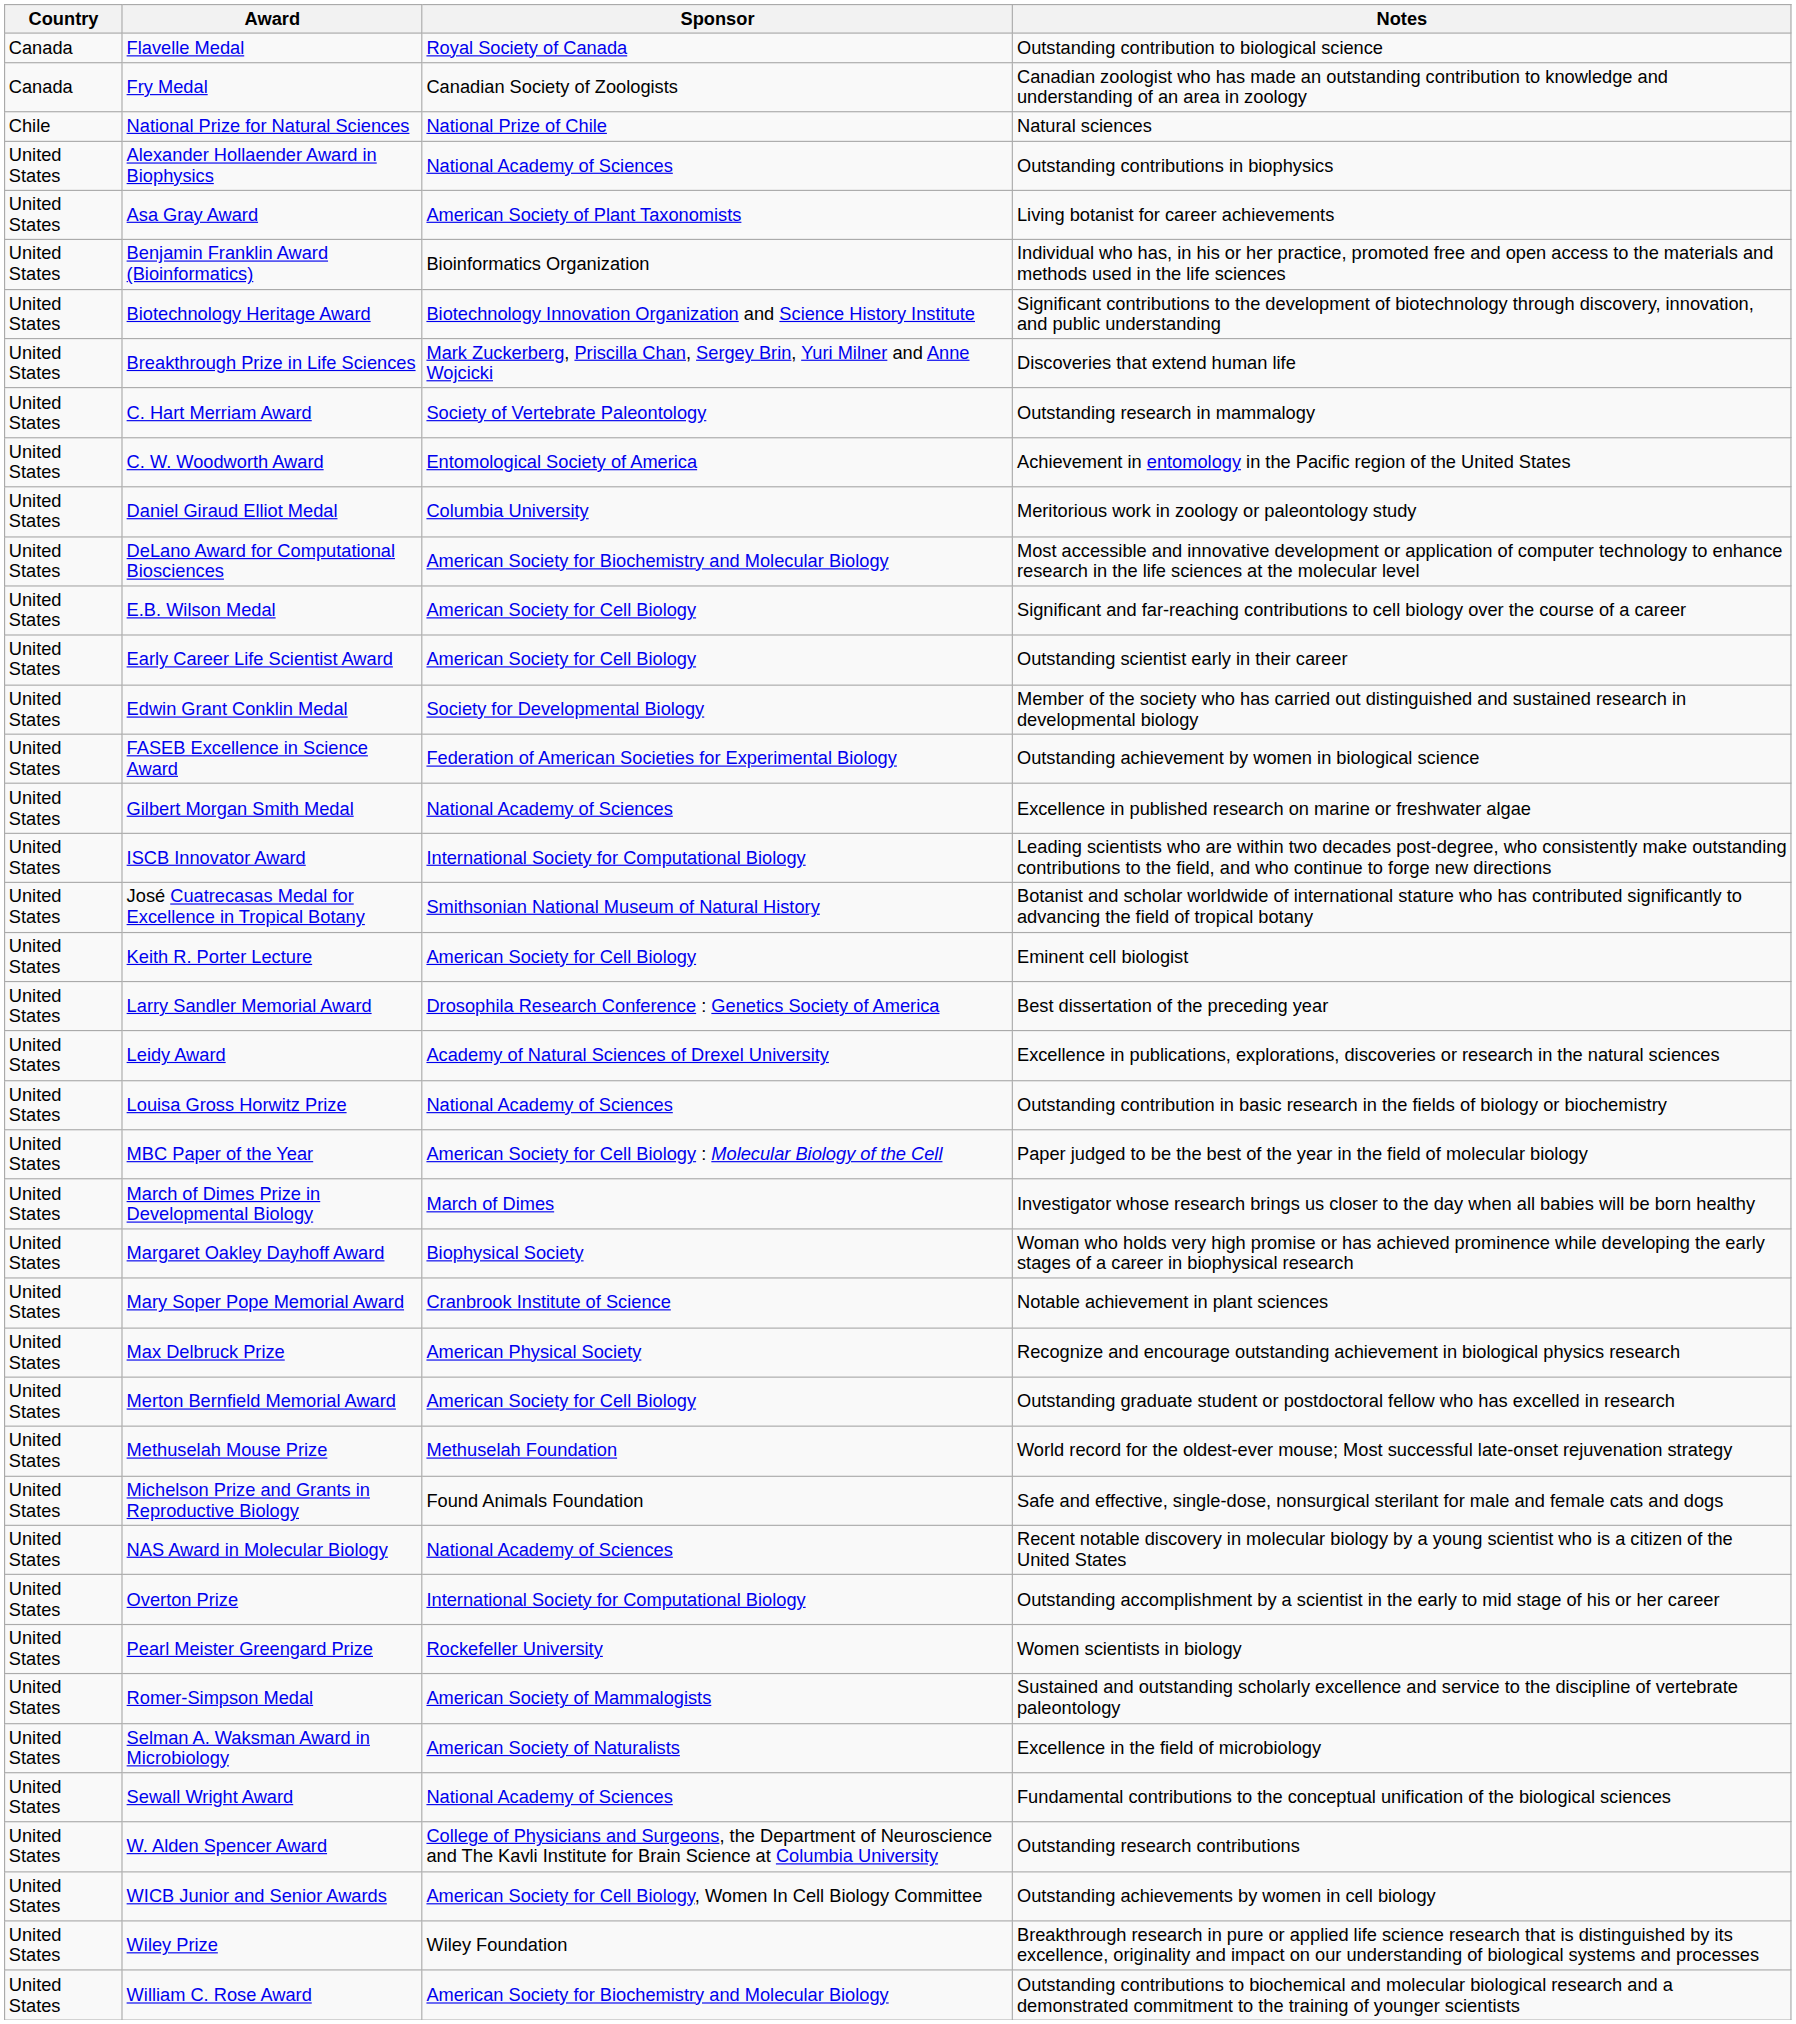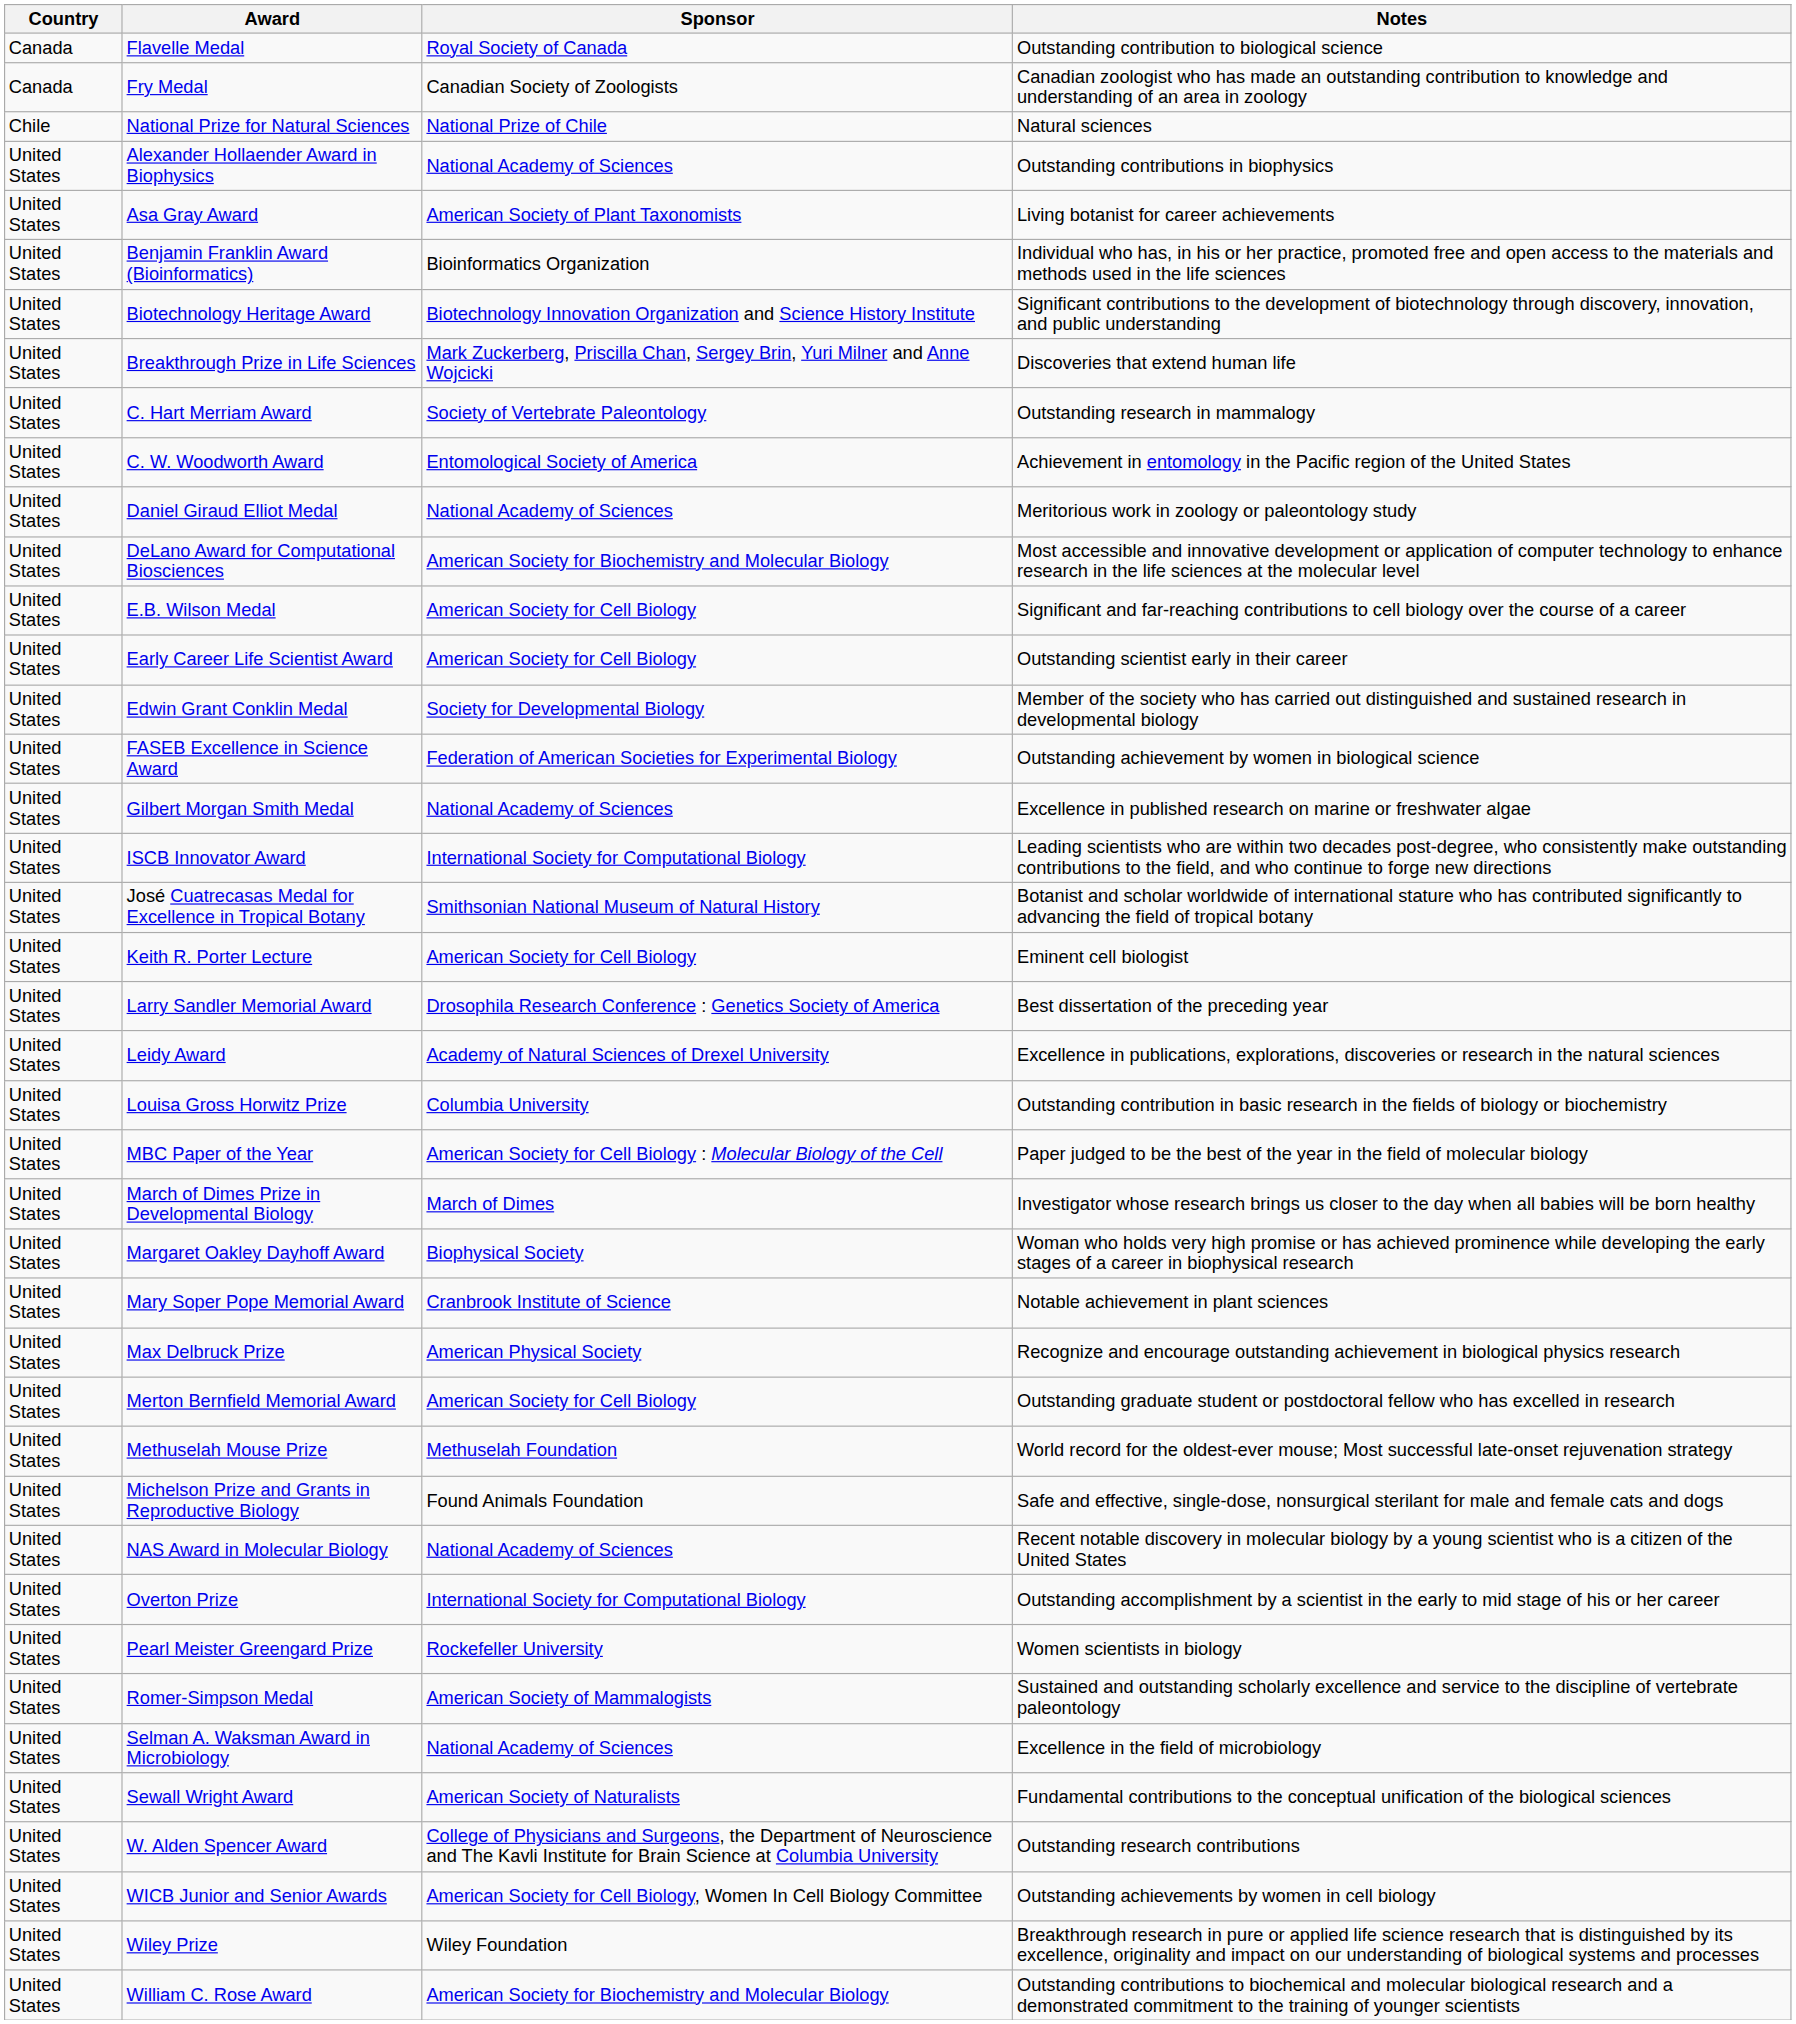(508, 511) Columbia University -> (550, 511) National Academy of Sciences
(550, 1104) National Academy of Sciences -> (508, 1104) Columbia University
(553, 1747) American Society of Naturalists -> (550, 1747) National Academy of Sciences
(550, 1797) National Academy of Sciences -> (553, 1797) American Society of Naturalists
